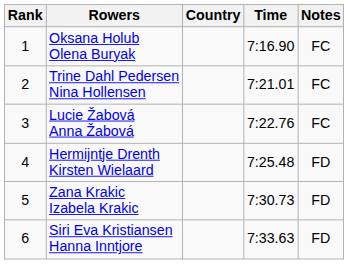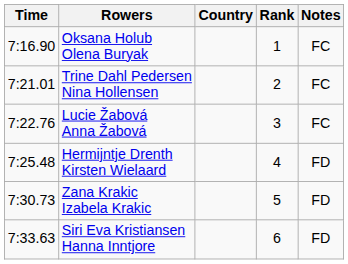columns swapped: (25, 15) <-> (271, 15)
